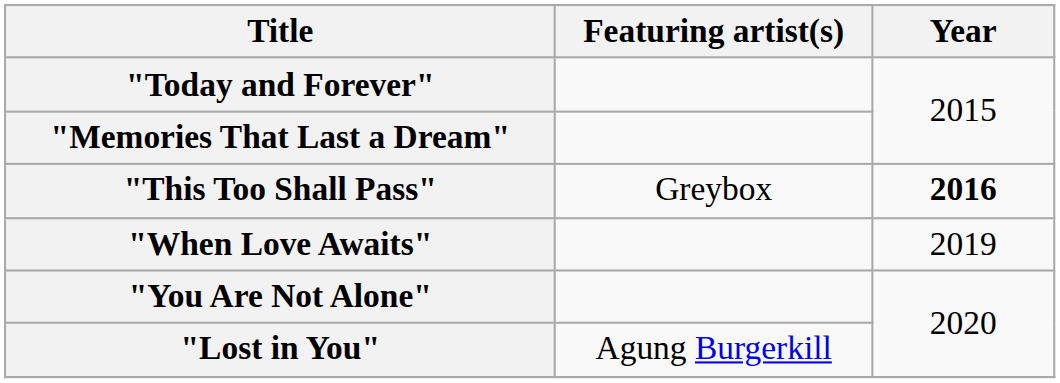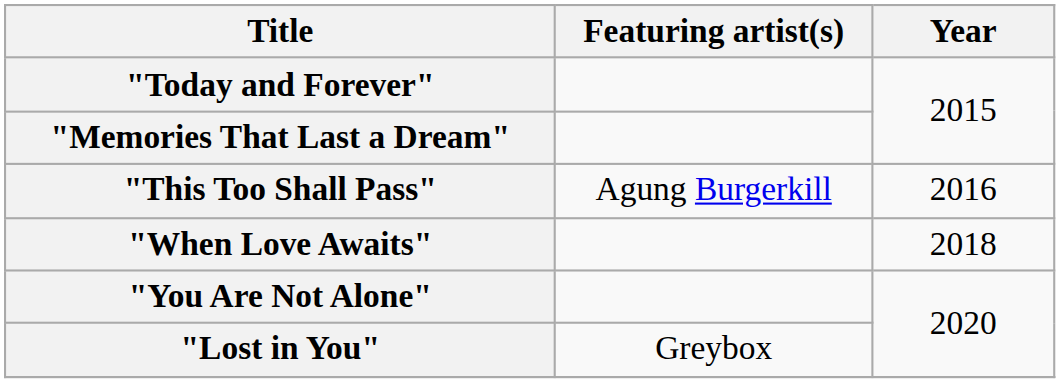(714, 190) Greybox -> (714, 190) Agung Burgerkill
(963, 190) bold -> (963, 190) normal
(963, 243) 2019 -> (963, 243) 2018
(714, 349) Agung Burgerkill -> (714, 349) Greybox
